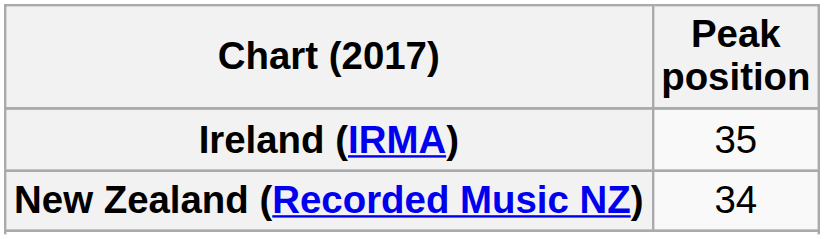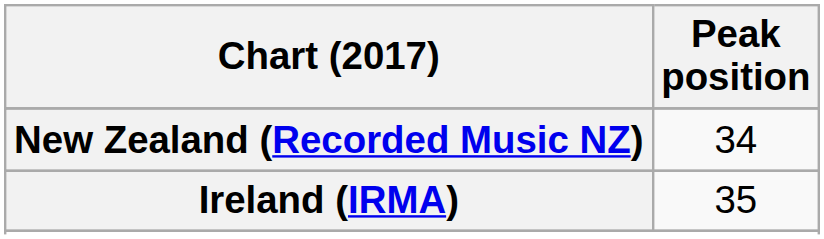rows swapped: (329, 139) <-> (329, 199)
